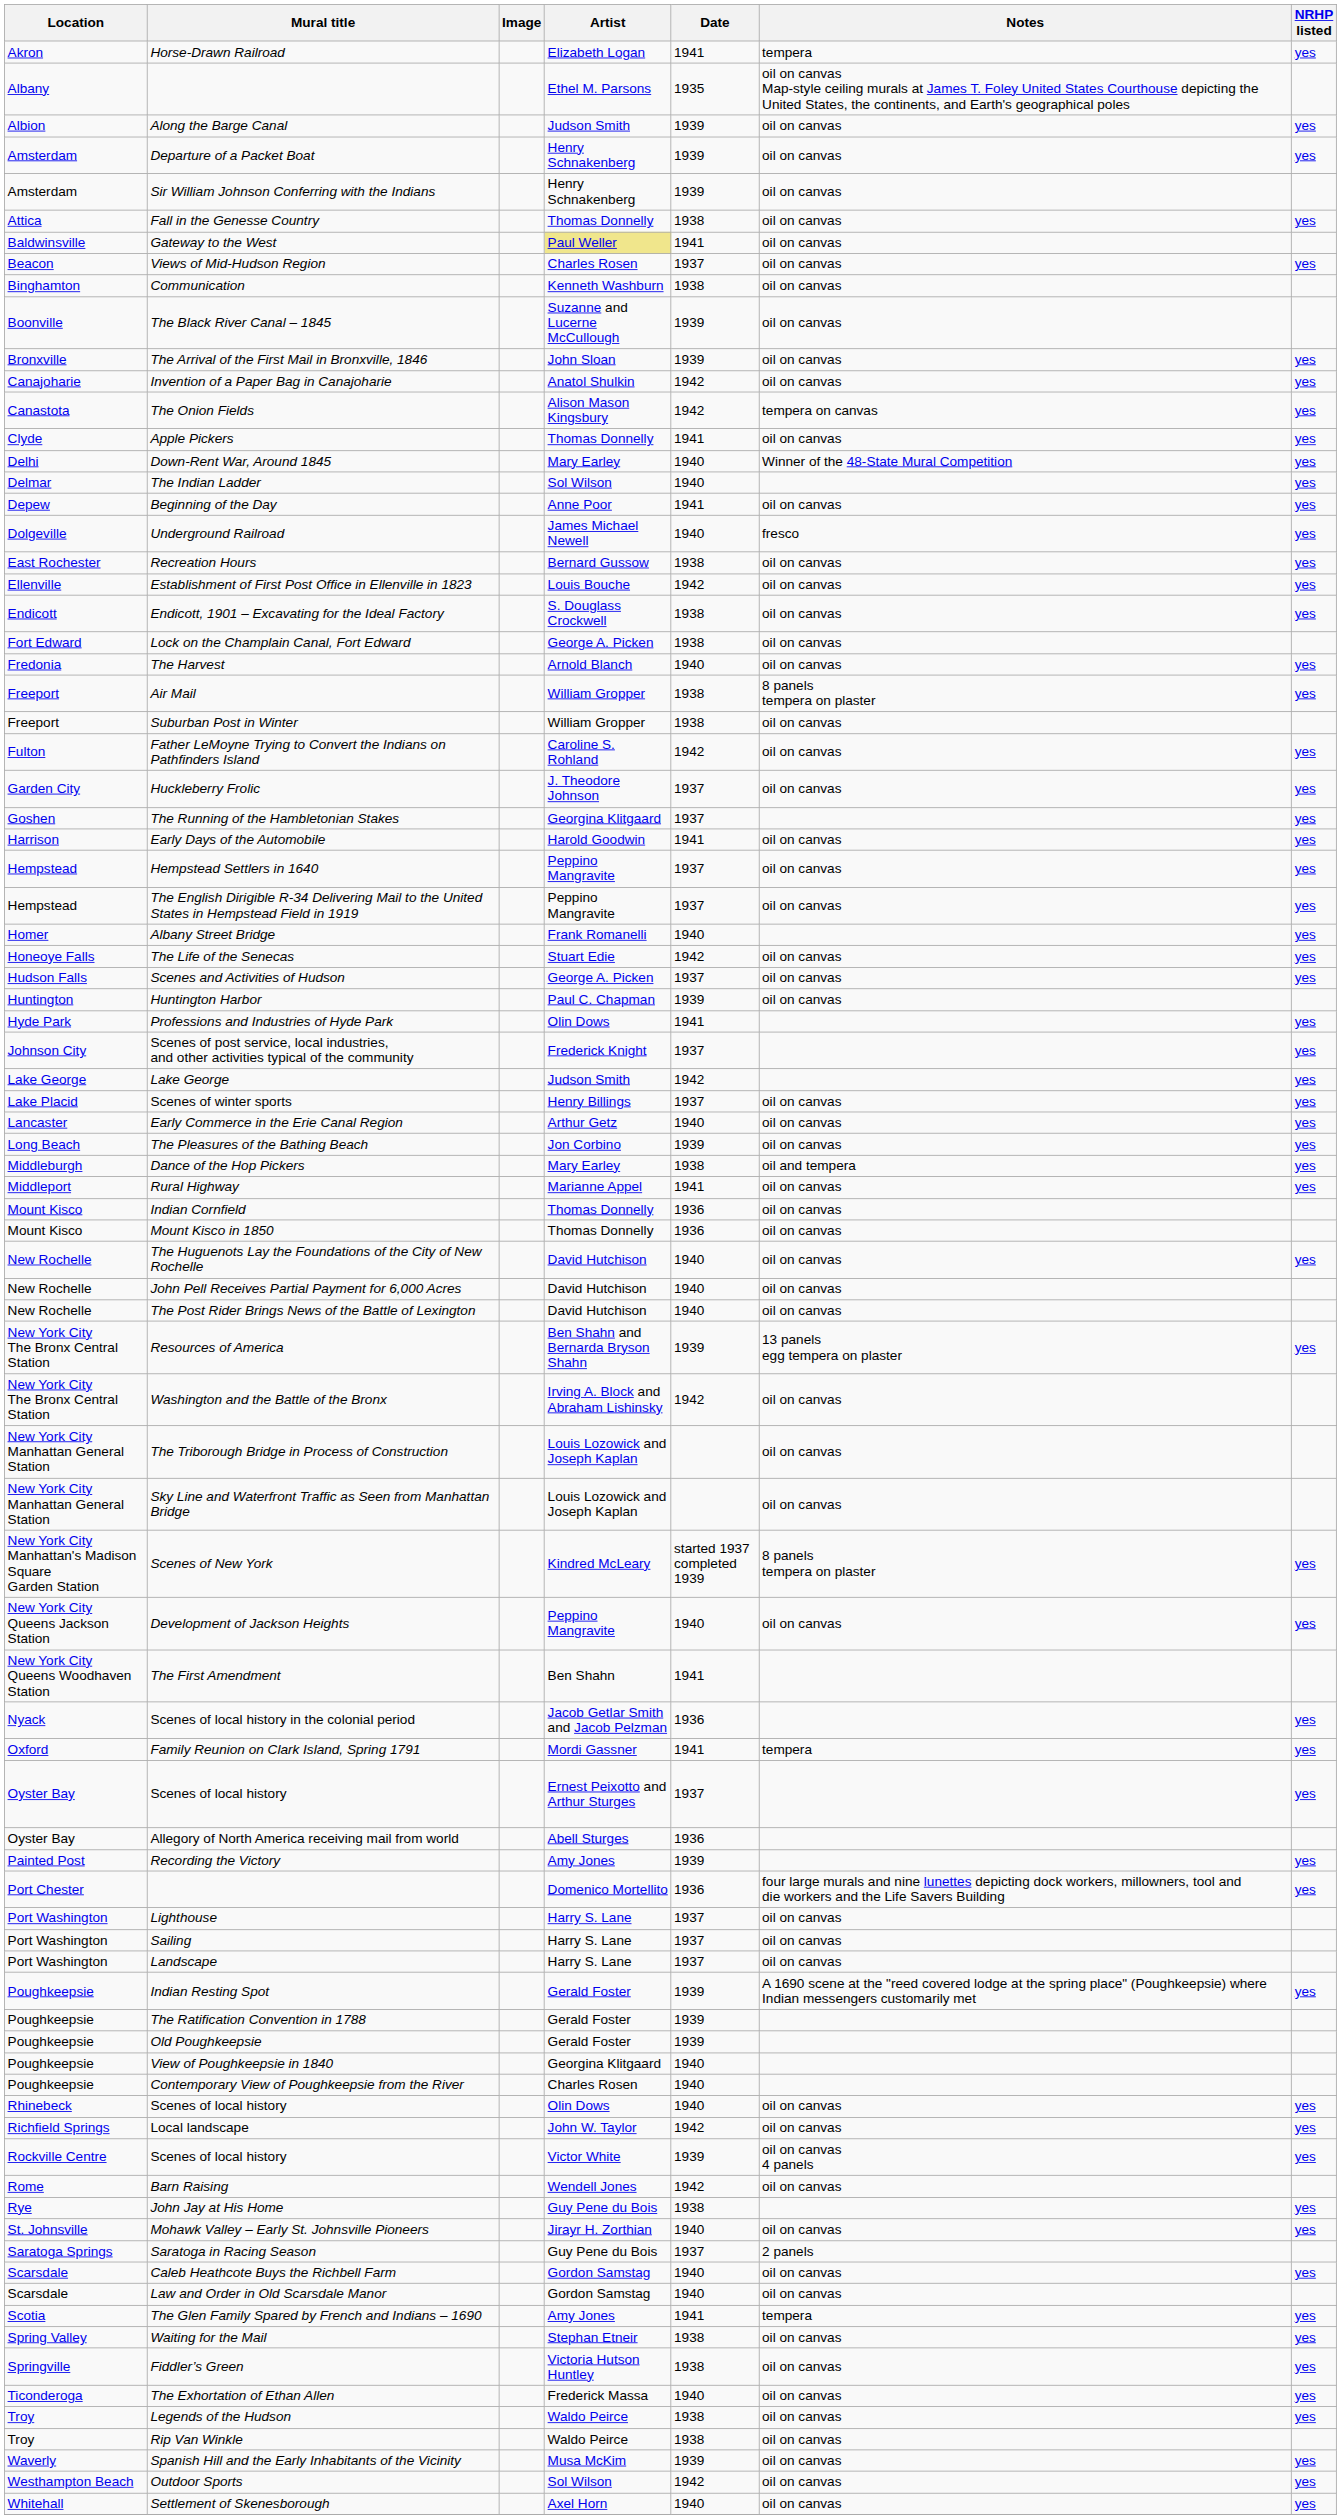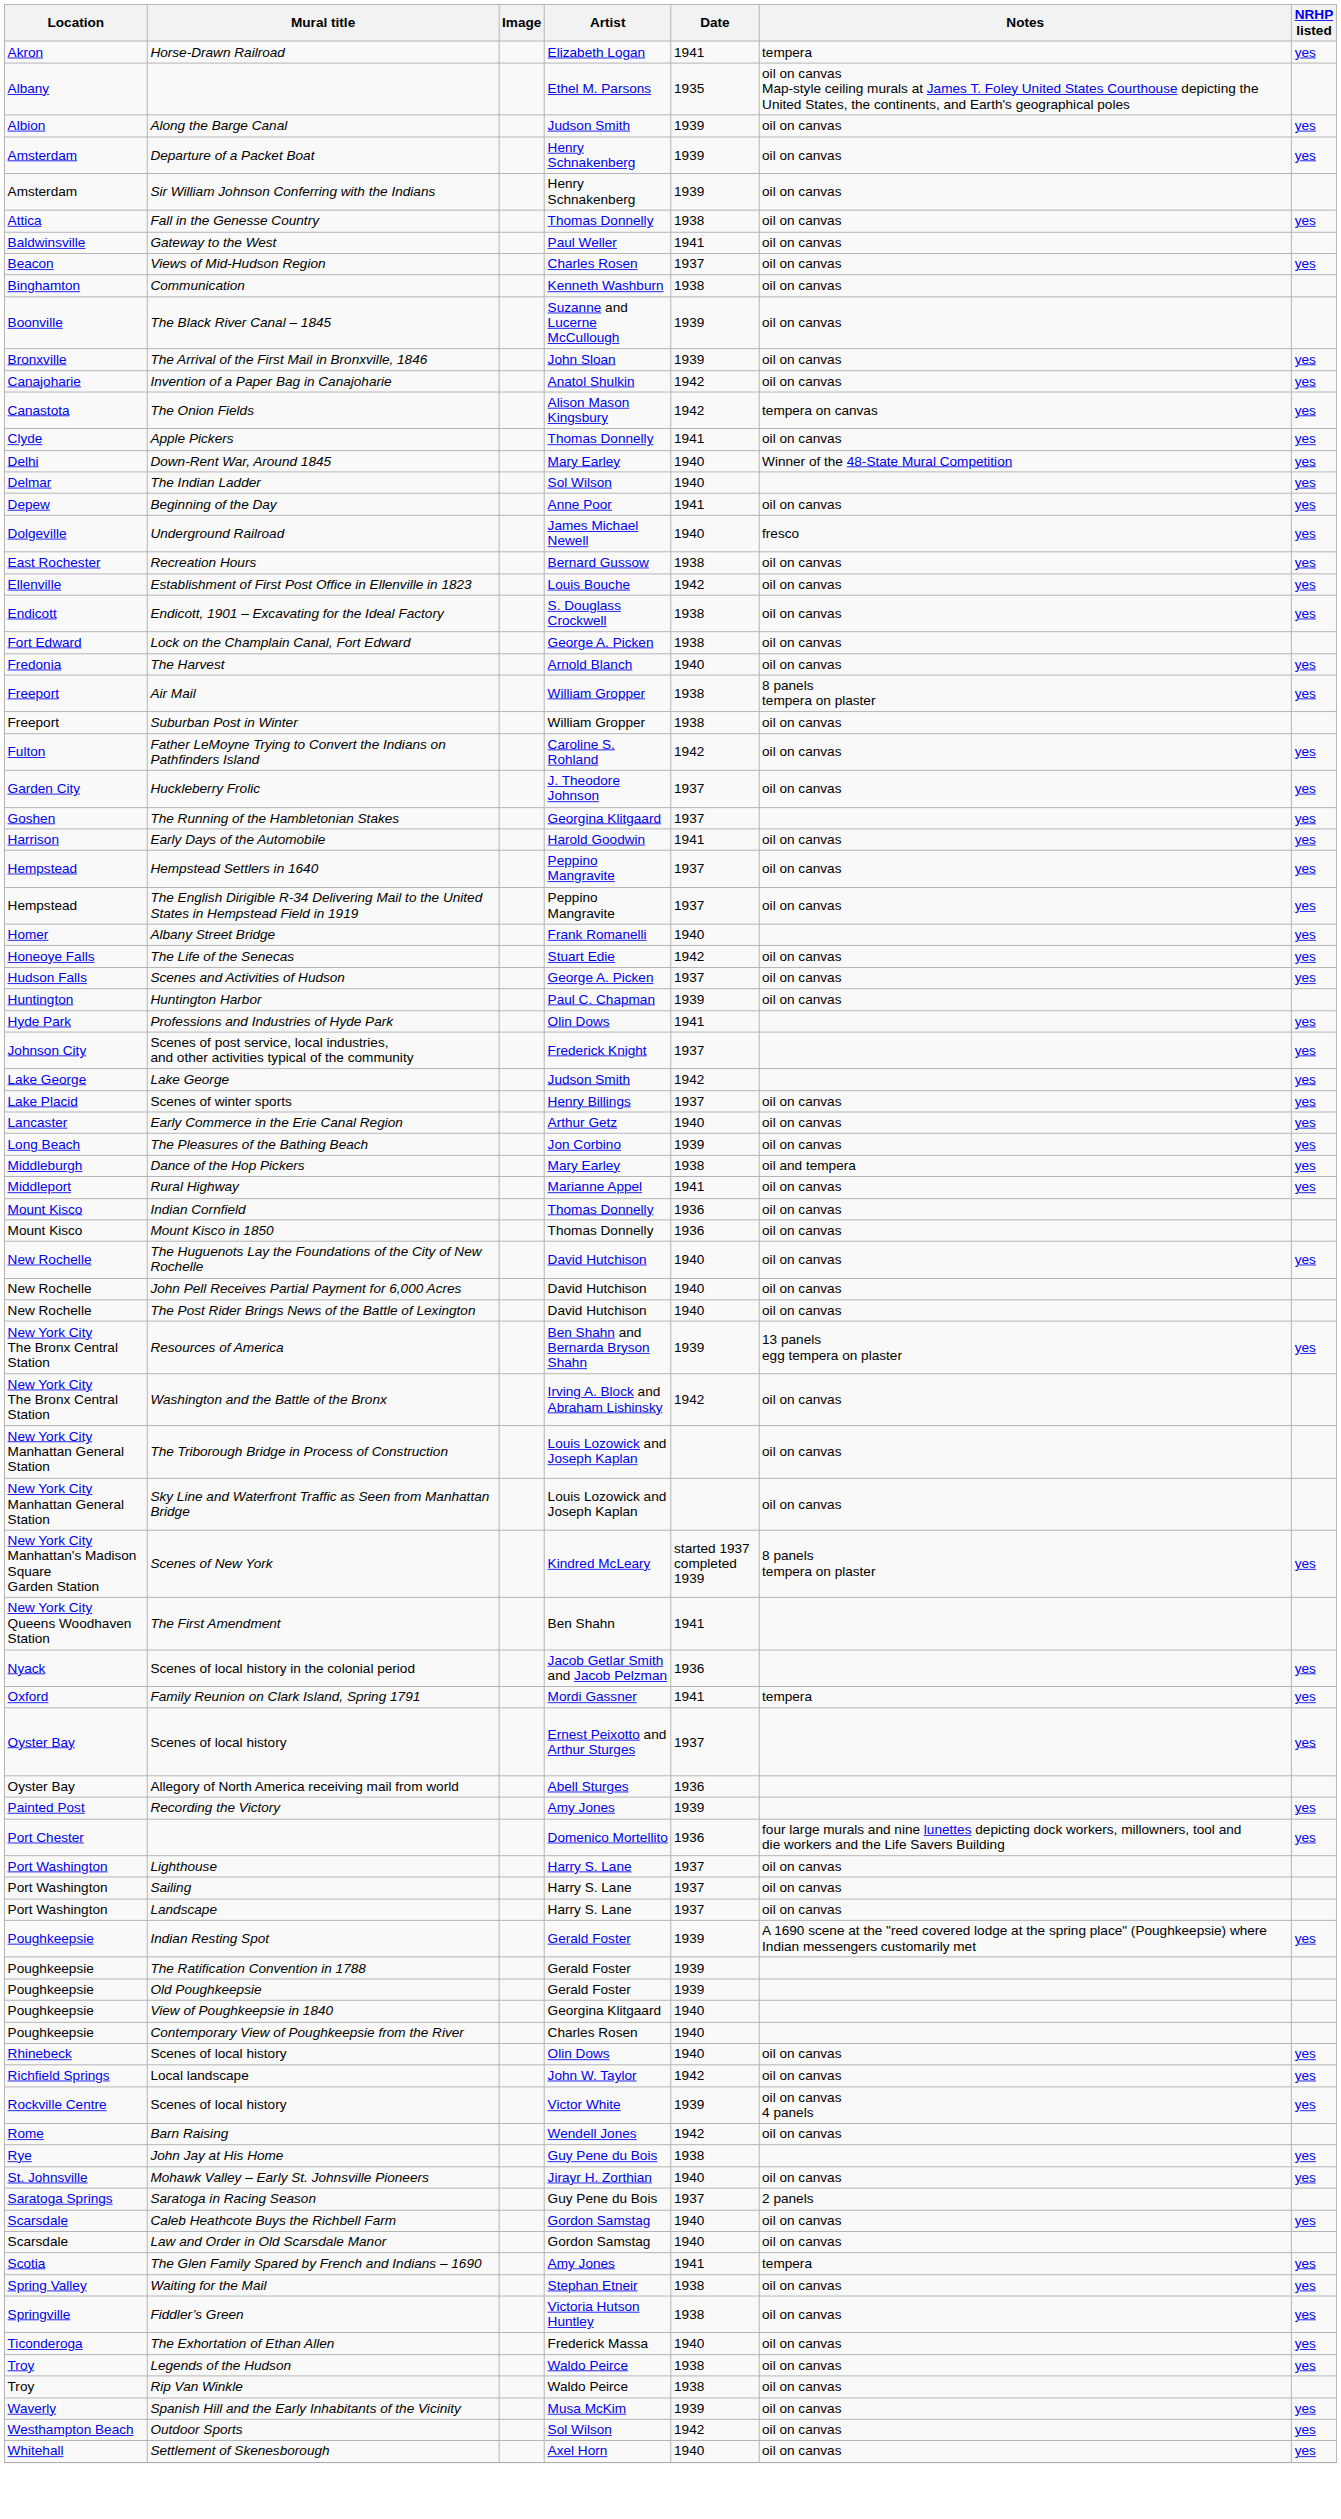(582, 242) khaki background -> (582, 242) no background
- row: (58, 1623)
